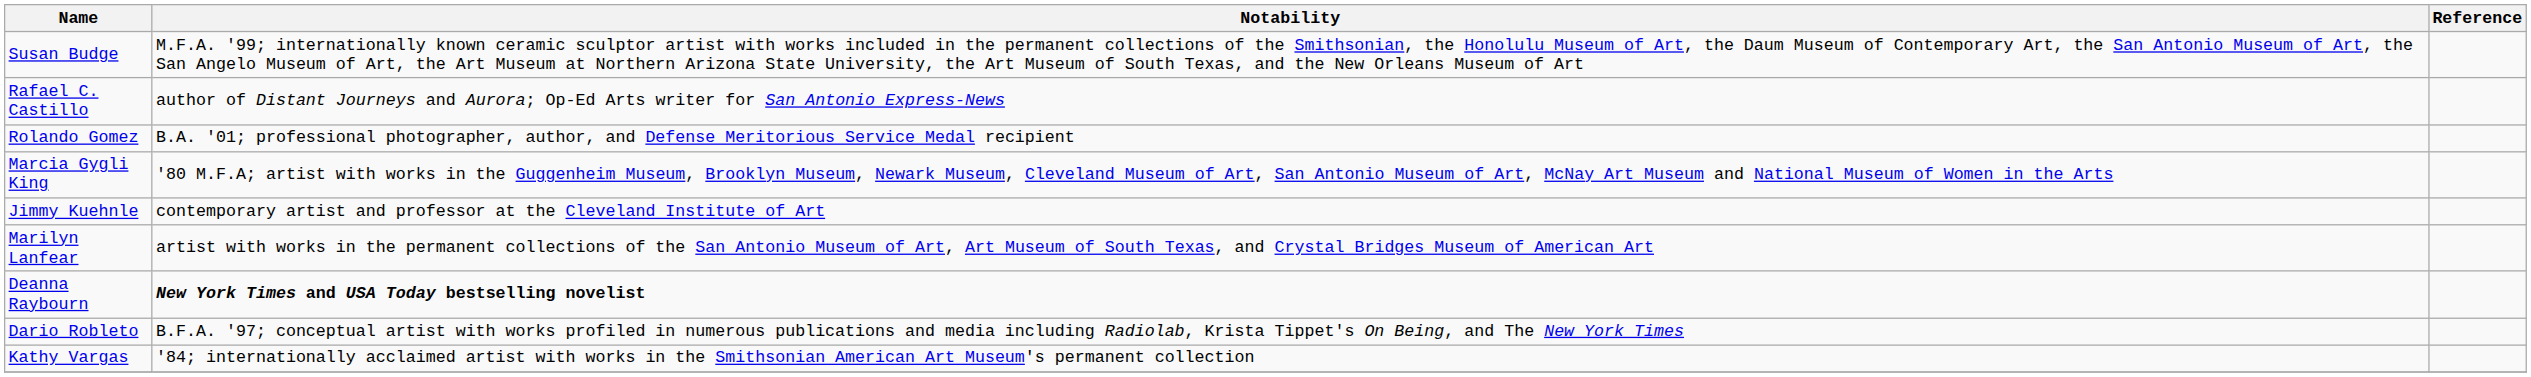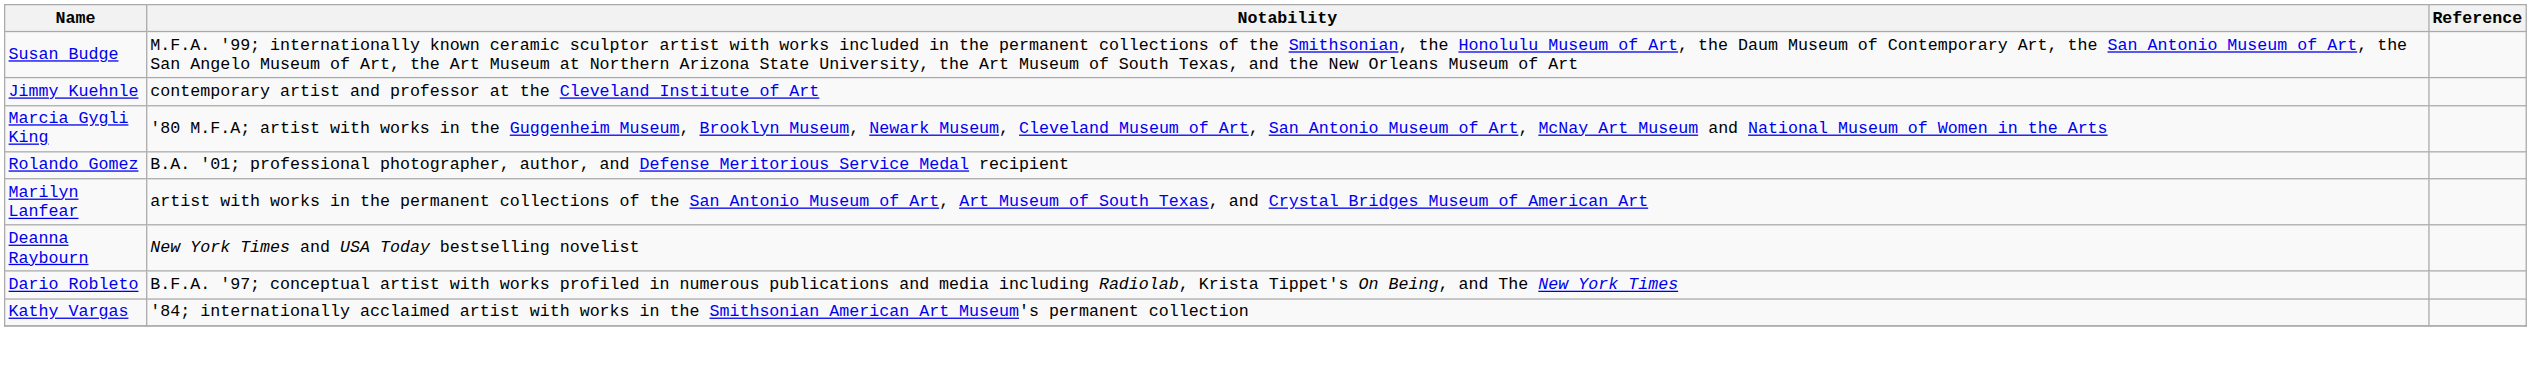- row: (54, 101)
rows swapped: (74, 138) <-> (74, 211)
(401, 294) bold -> (395, 248) normal
